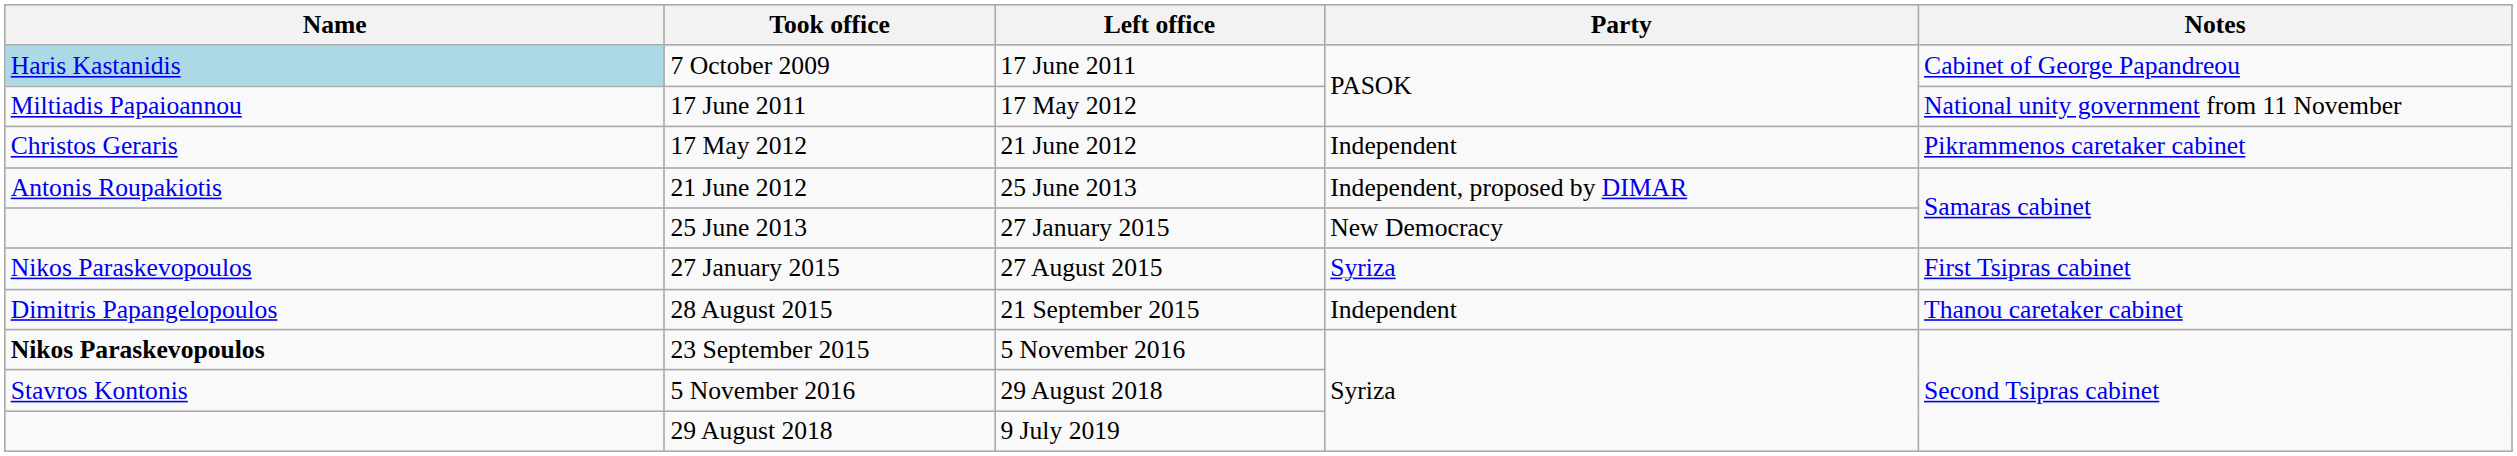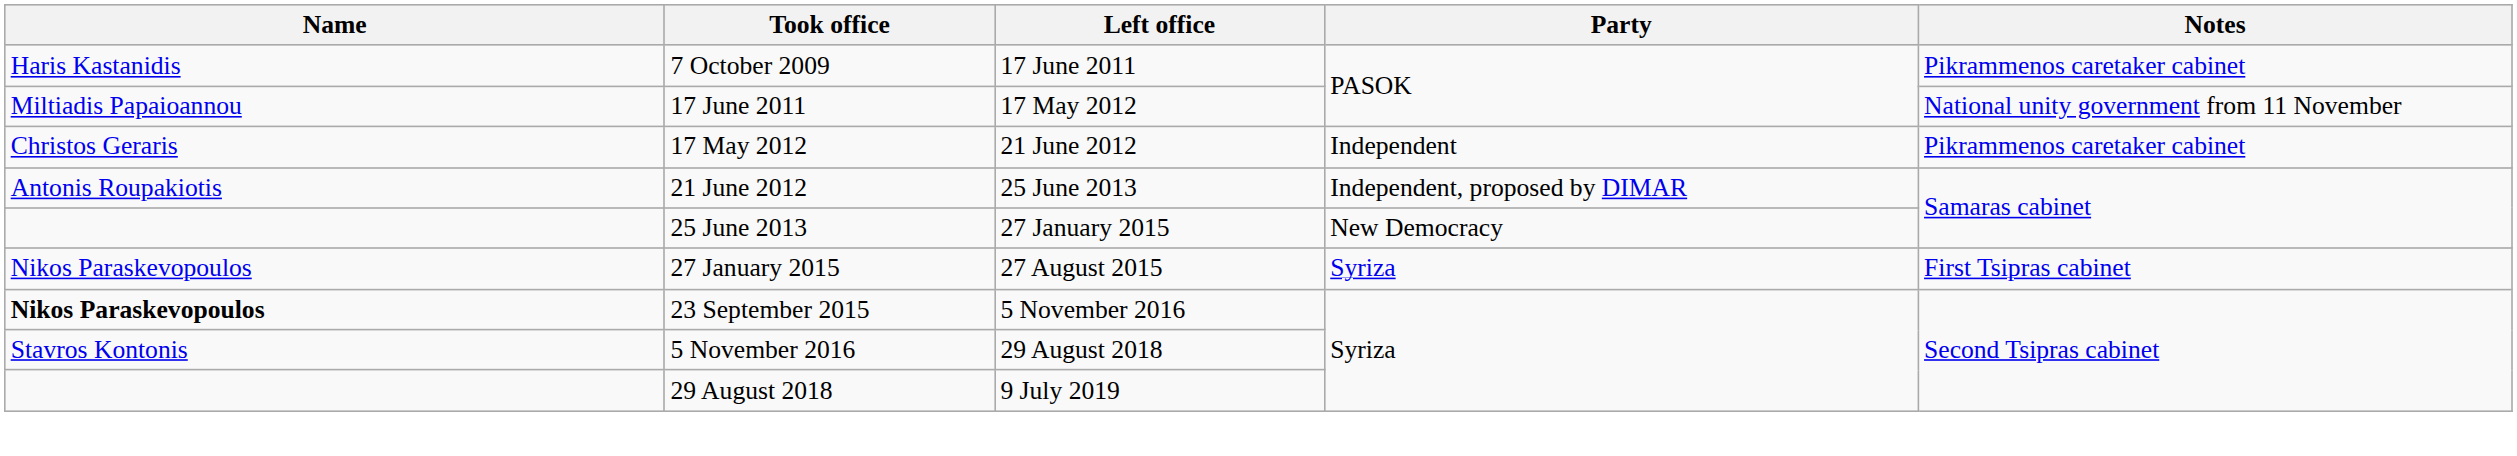(96, 65) lightblue background -> (96, 65) no background
(2082, 65) Cabinet of George Papandreou -> (2085, 65) Pikrammenos caretaker cabinet
- row: (752, 308)
